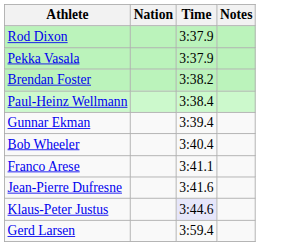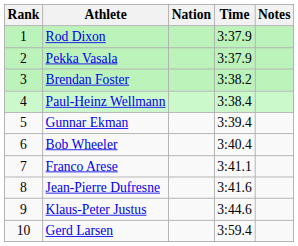+ column: (23, 15)
(196, 209) lavender background -> (235, 209) no background
